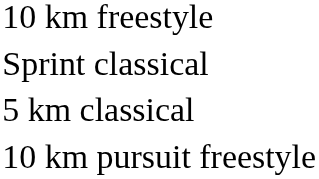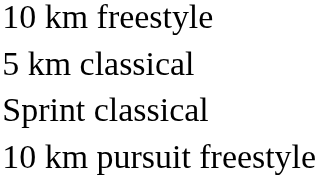rows swapped: (106, 63) <-> (98, 110)
